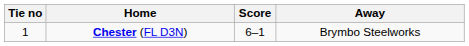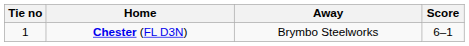columns swapped: (255, 13) <-> (370, 13)
